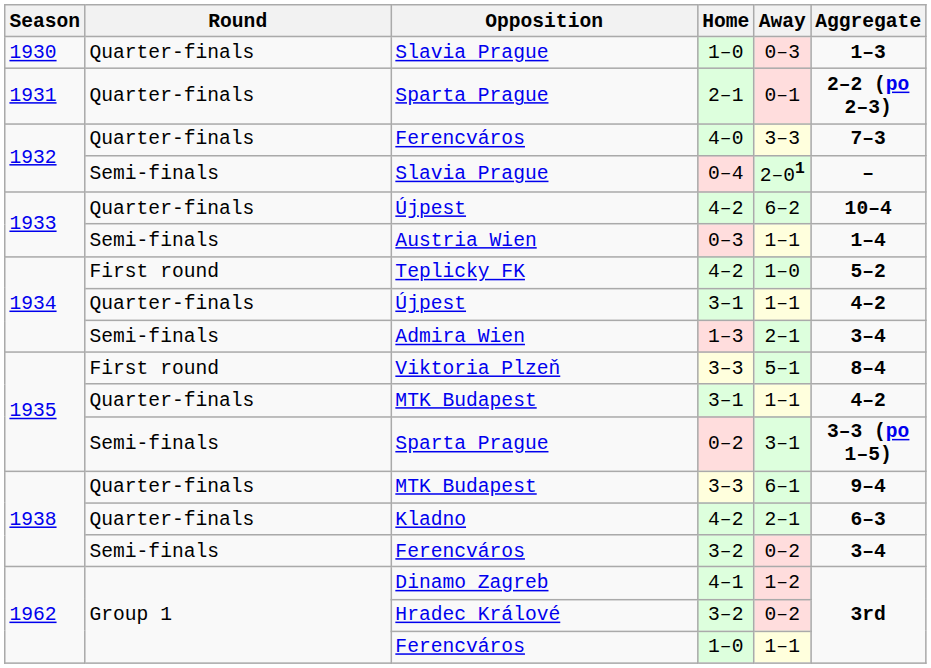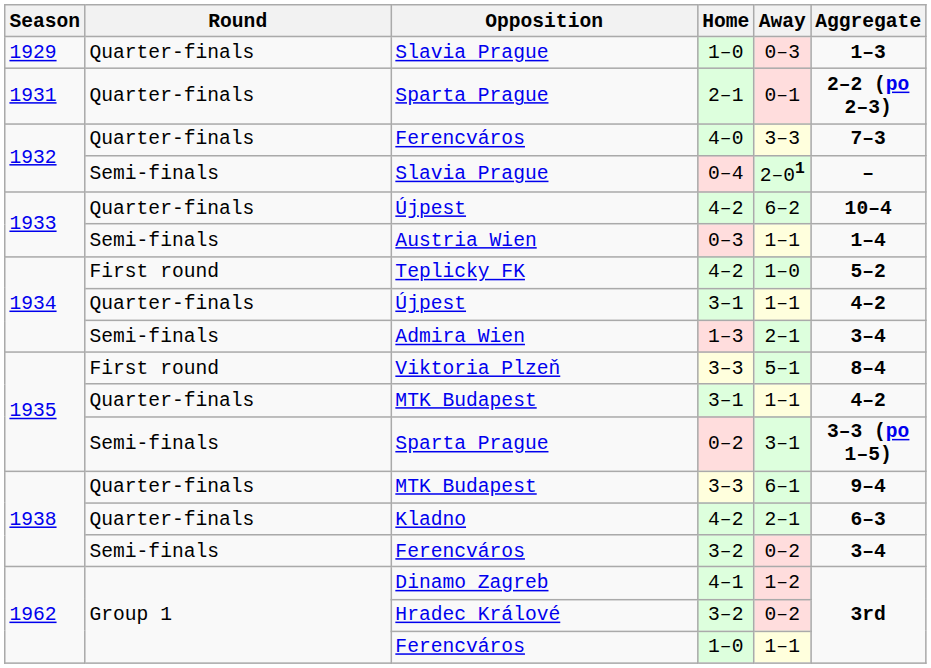(33, 53) 1930 -> (33, 53) 1929
